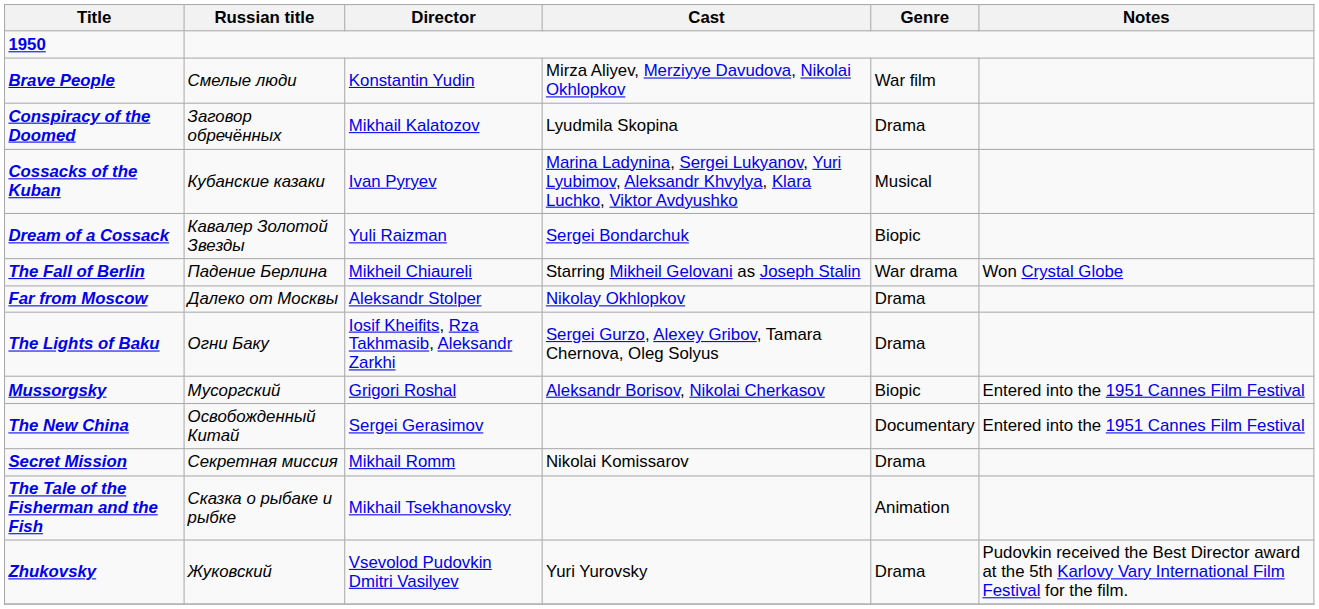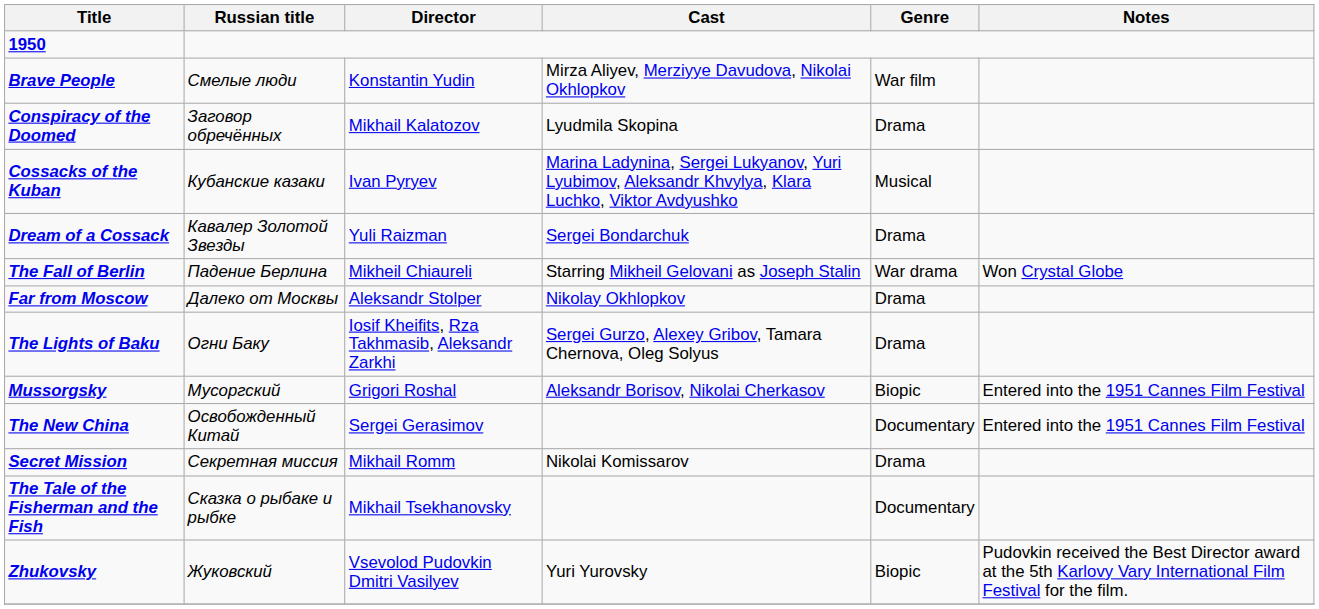(898, 236) Biopic -> (900, 236) Drama
(912, 507) Animation -> (925, 507) Documentary
(900, 572) Drama -> (898, 572) Biopic
